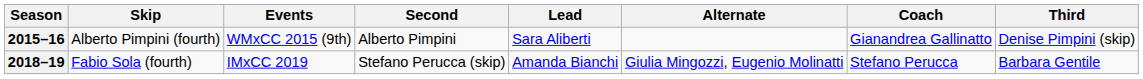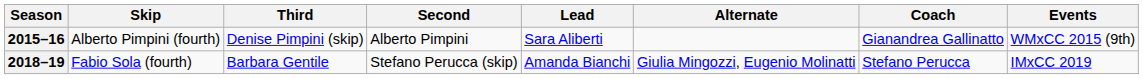columns swapped: (1067, 16) <-> (289, 16)
